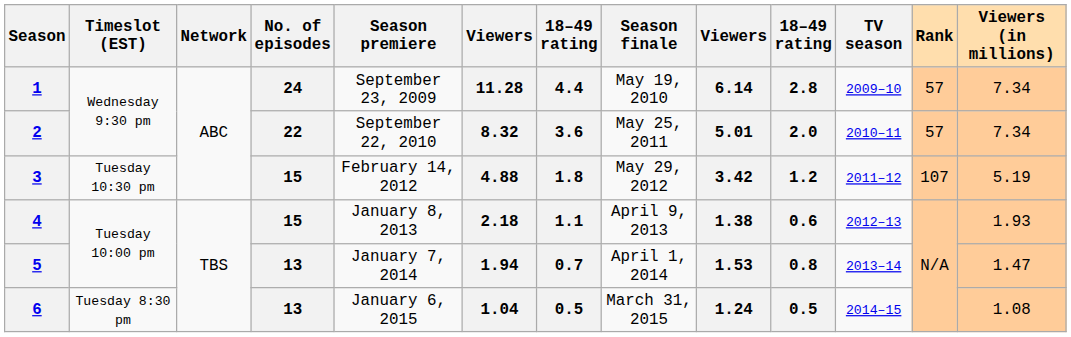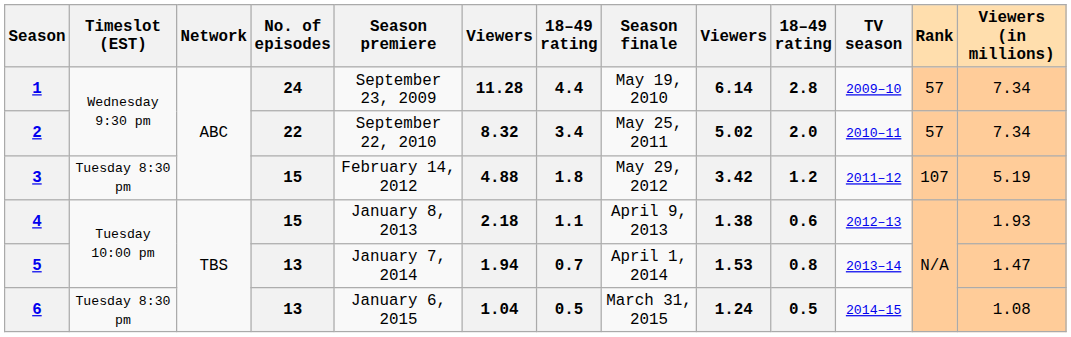(569, 133) 3.6 -> (569, 133) 3.4
(734, 133) 5.01 -> (734, 133) 5.02
(123, 178) Tuesday 10:30 pm -> (123, 178) Tuesday 8:30 pm
